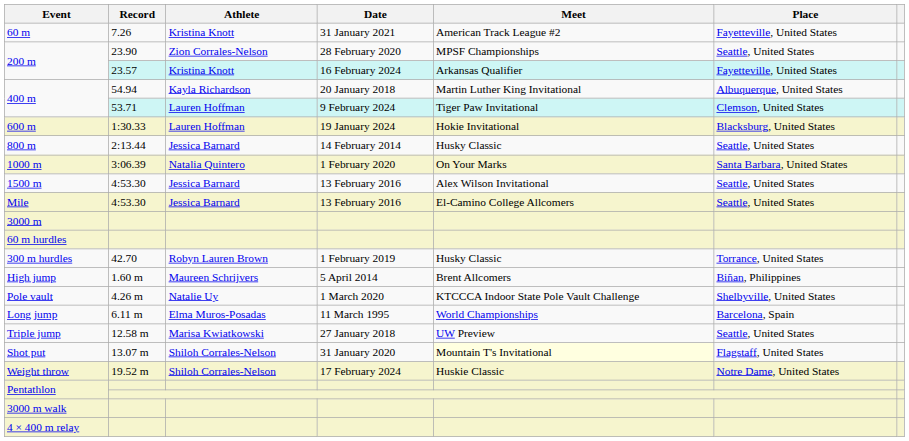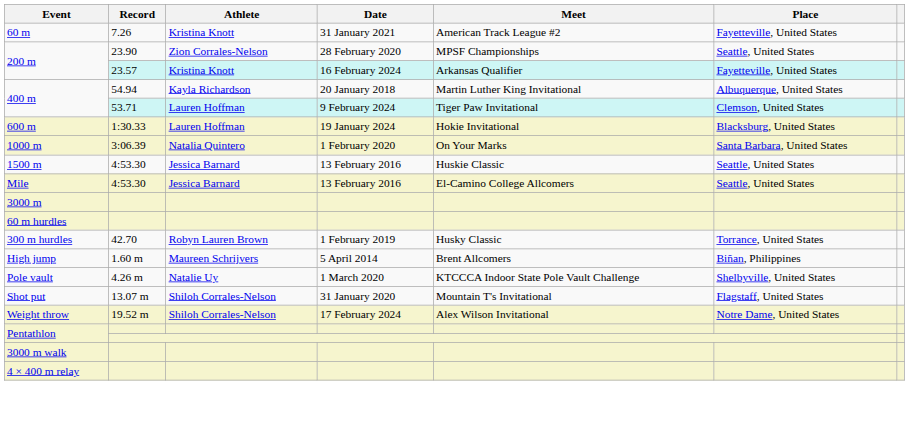- row: (21, 145)
(492, 183) Alex Wilson Invitational -> (470, 164) Huskie Classic
- row: (32, 314)
- row: (34, 333)
(494, 352) lightyellow background -> (494, 296) no background
(470, 371) Huskie Classic -> (492, 314) Alex Wilson Invitational
